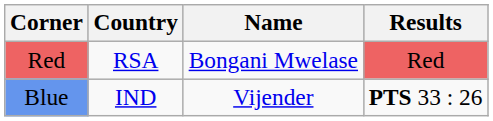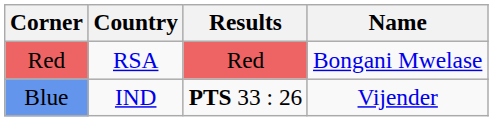columns swapped: (273, 23) <-> (426, 23)
